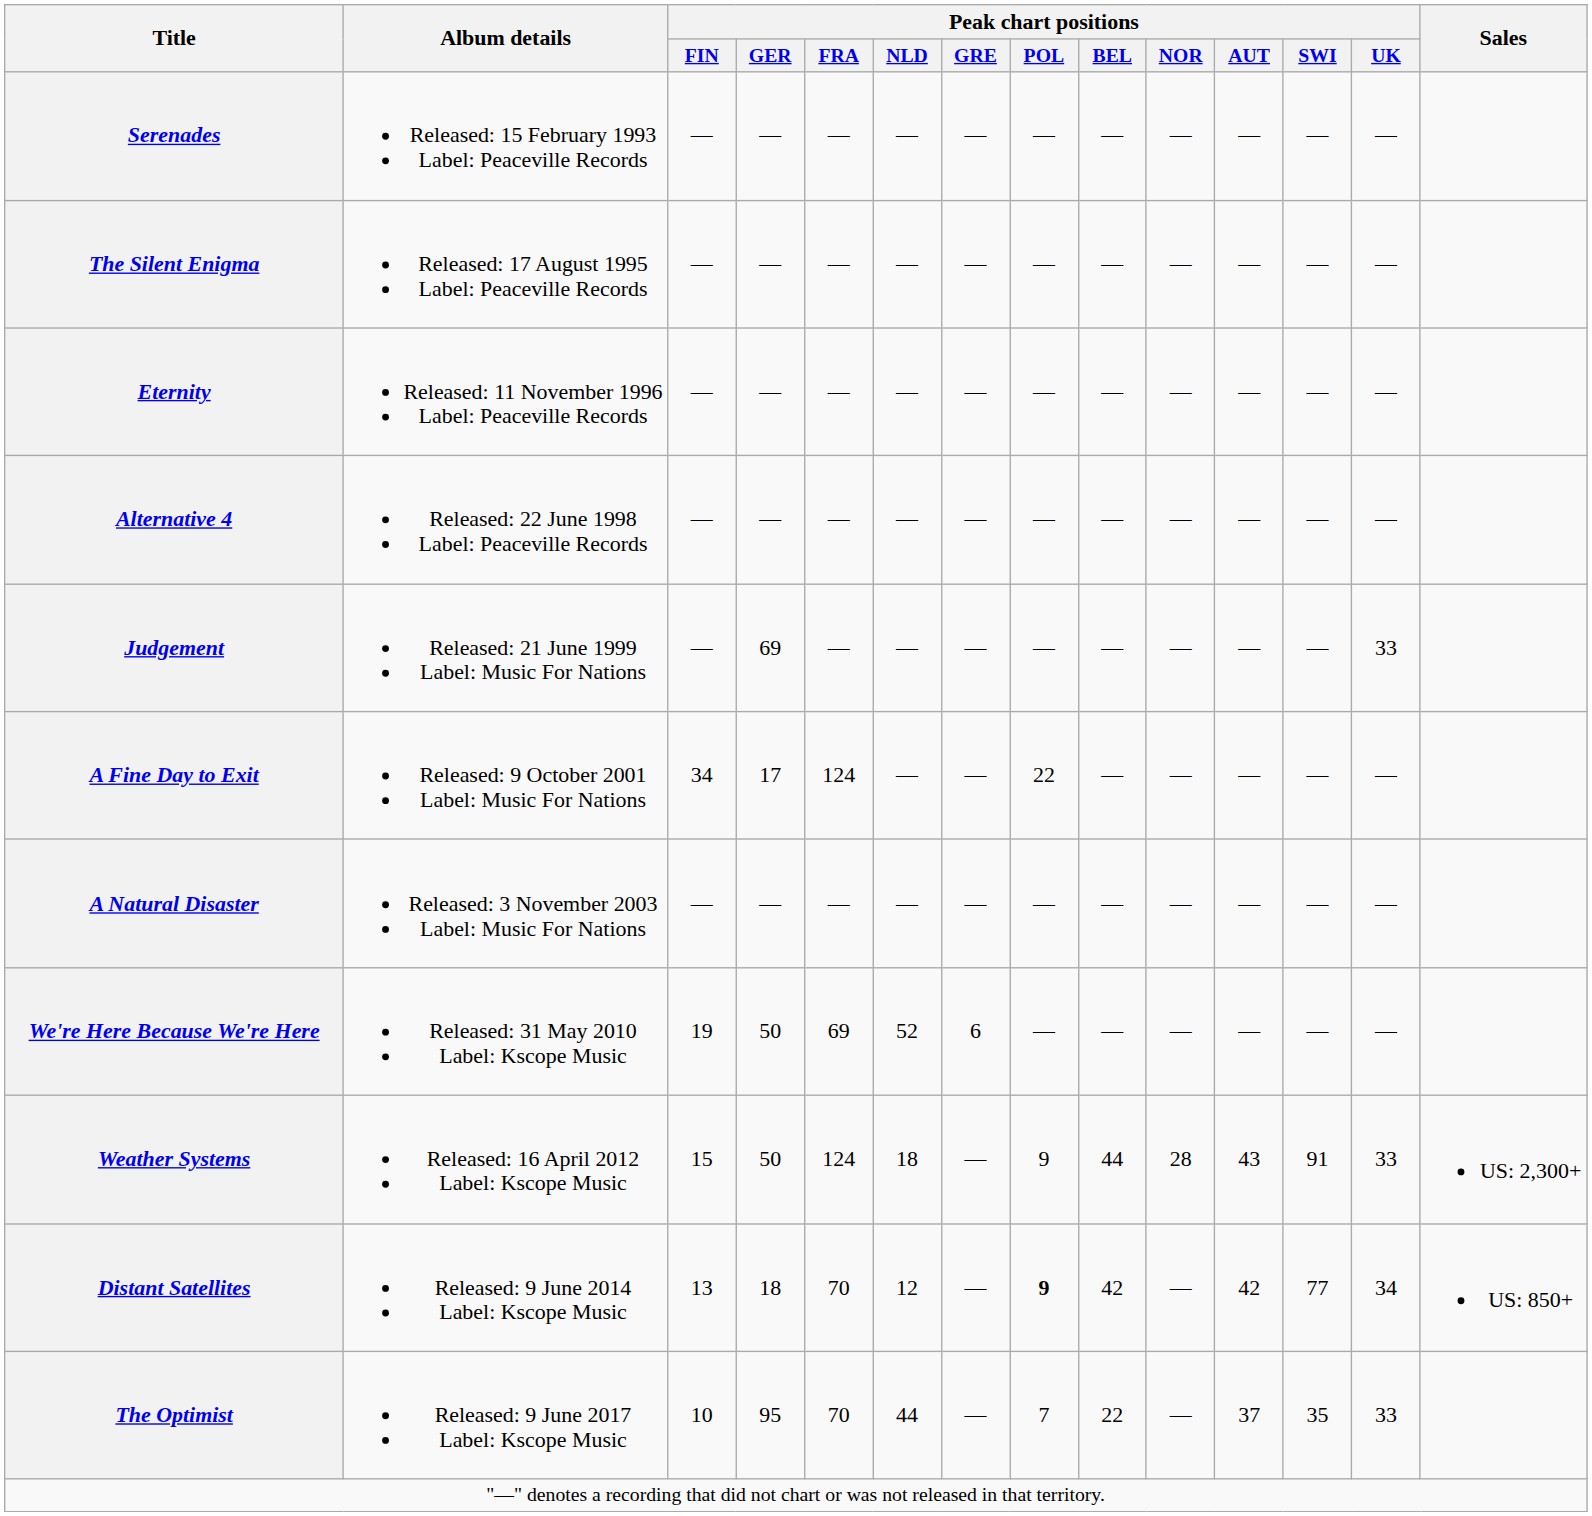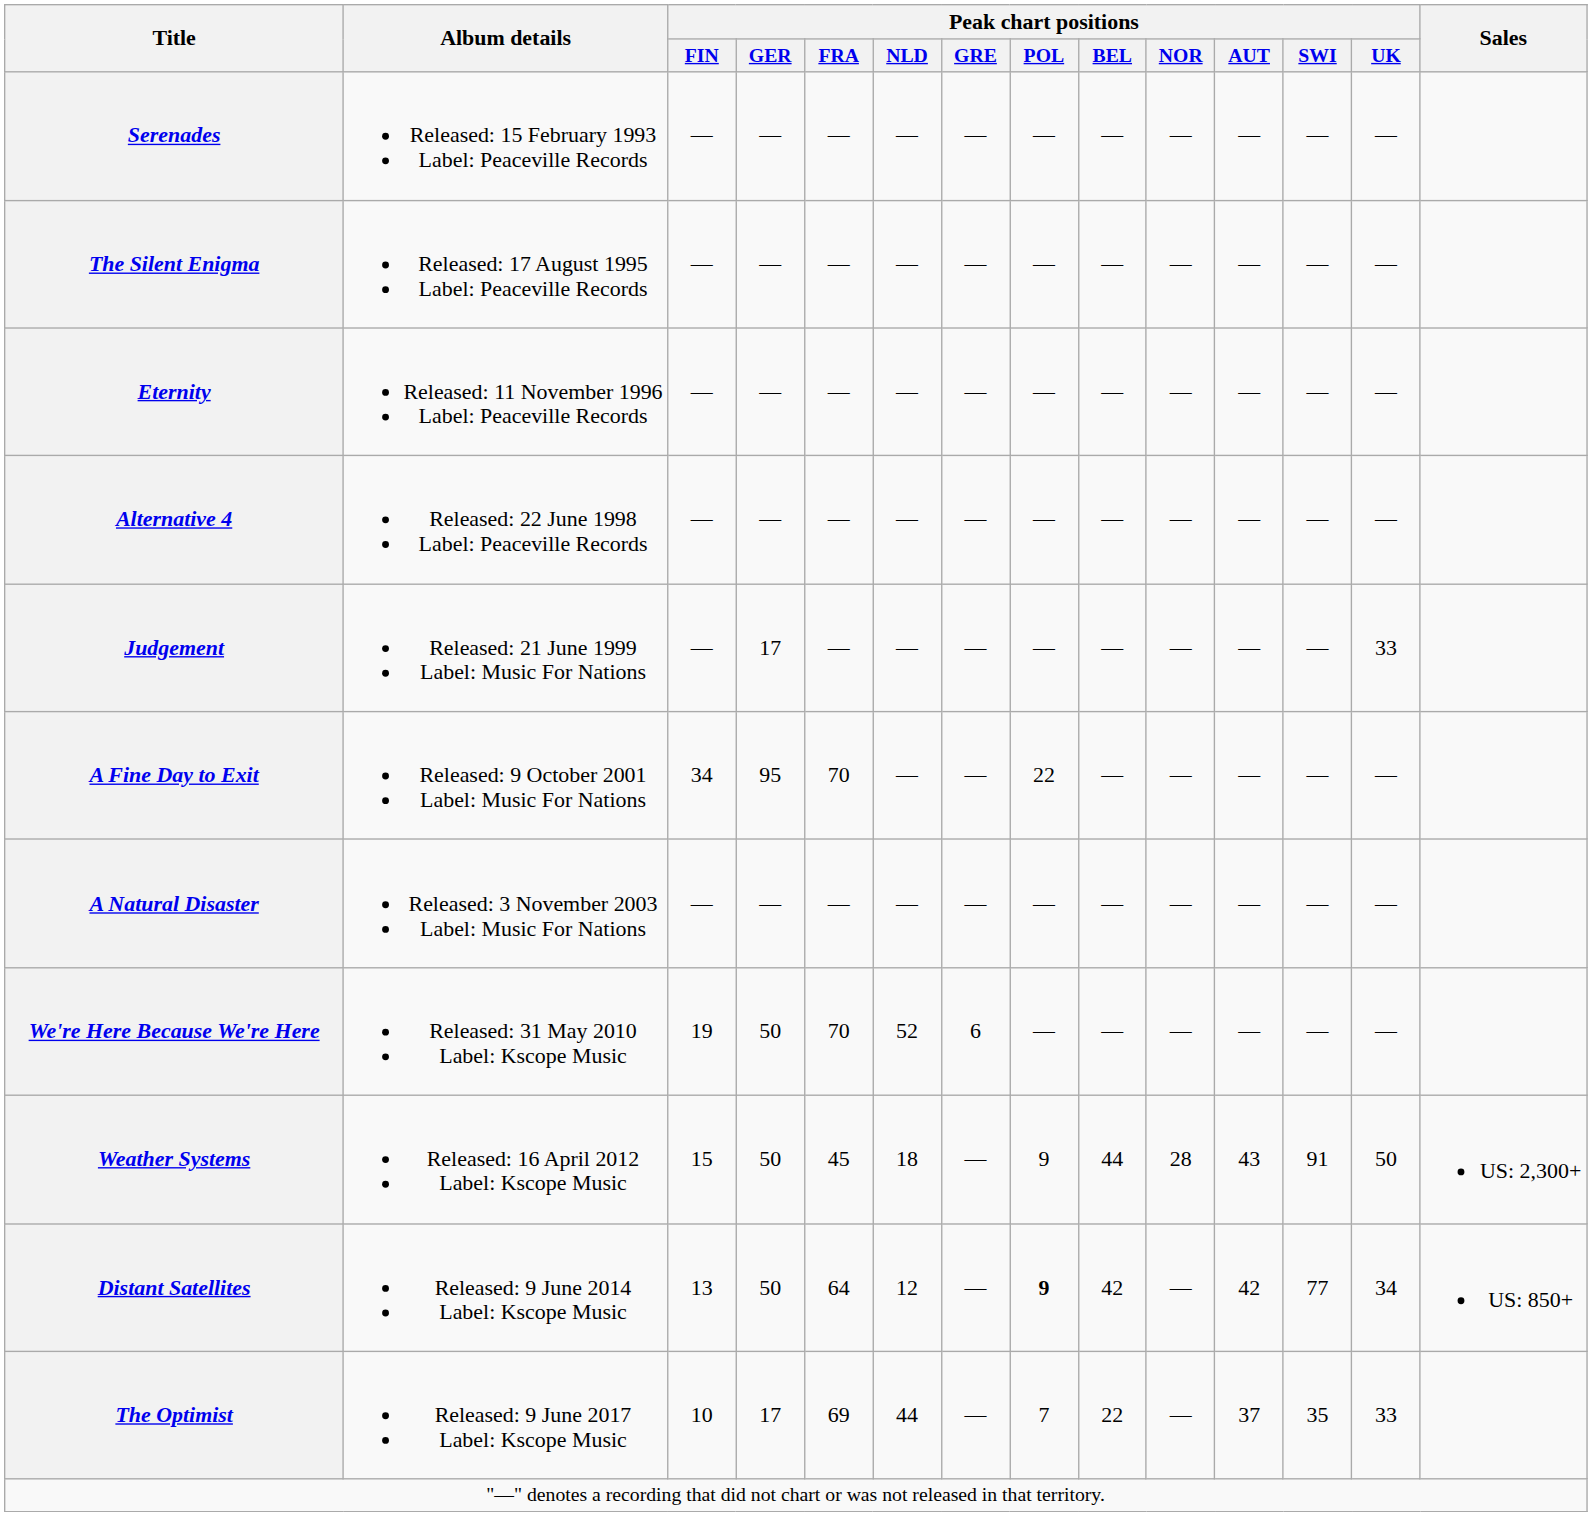(770, 647) 69 -> (770, 647) 17
(770, 775) 17 -> (770, 775) 95
(839, 775) 124 -> (839, 775) 70
(839, 1031) 69 -> (839, 1031) 70
(839, 1159) 124 -> (839, 1159) 45
(1386, 1159) 33 -> (1386, 1159) 50
(770, 1287) 18 -> (770, 1287) 50
(839, 1287) 70 -> (839, 1287) 64
(770, 1415) 95 -> (770, 1415) 17
(839, 1415) 70 -> (839, 1415) 69
